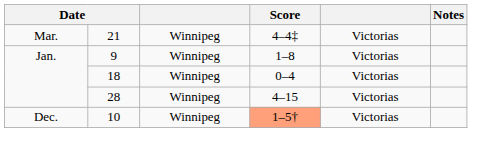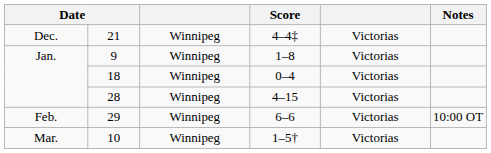(46, 35) Mar. -> (46, 35) Dec.
+ row: (114, 117)
(46, 117) Dec. -> (46, 138) Mar.
(285, 117) lightsalmon background -> (285, 138) no background
